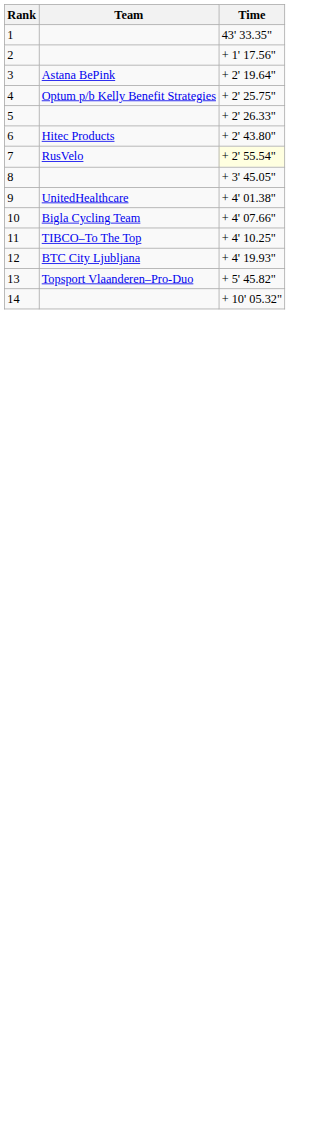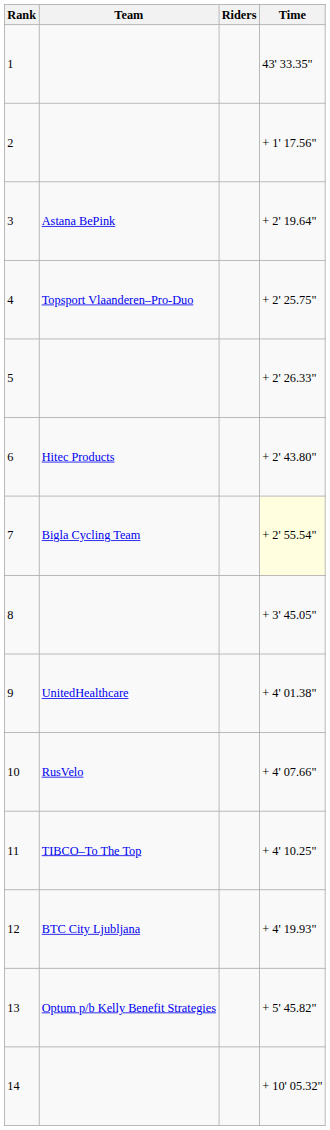+ column: (239, 14)
(129, 96) Optum p/b Kelly Benefit Strategies -> (118, 300) Topsport Vlaanderen–Pro-Duo
(63, 156) RusVelo -> (91, 536) Bigla Cycling Team
(91, 217) Bigla Cycling Team -> (63, 771) RusVelo
(118, 278) Topsport Vlaanderen–Pro-Duo -> (129, 1007) Optum p/b Kelly Benefit Strategies
